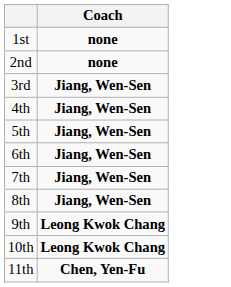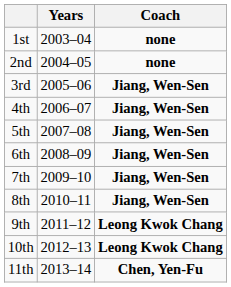+ column: (66, 16)
